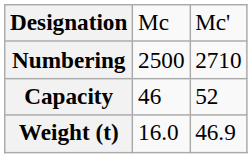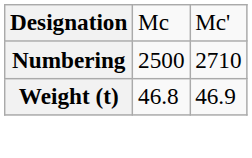- row: (69, 96)
(158, 133) 16.0 -> (158, 96) 46.8
